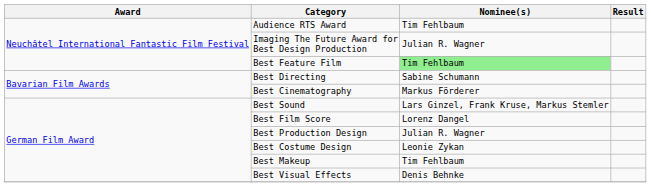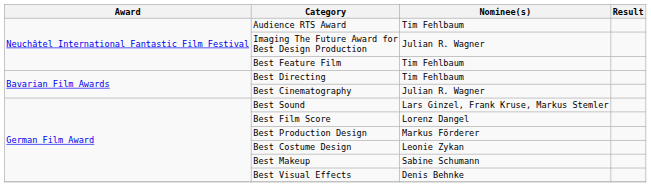(433, 63) lightgreen background -> (433, 63) no background
(441, 77) Sabine Schumann -> (433, 77) Tim Fehlbaum
(441, 91) Markus Förderer -> (443, 91) Julian R. Wagner
(443, 133) Julian R. Wagner -> (441, 133) Markus Förderer
(433, 161) Tim Fehlbaum -> (441, 161) Sabine Schumann
